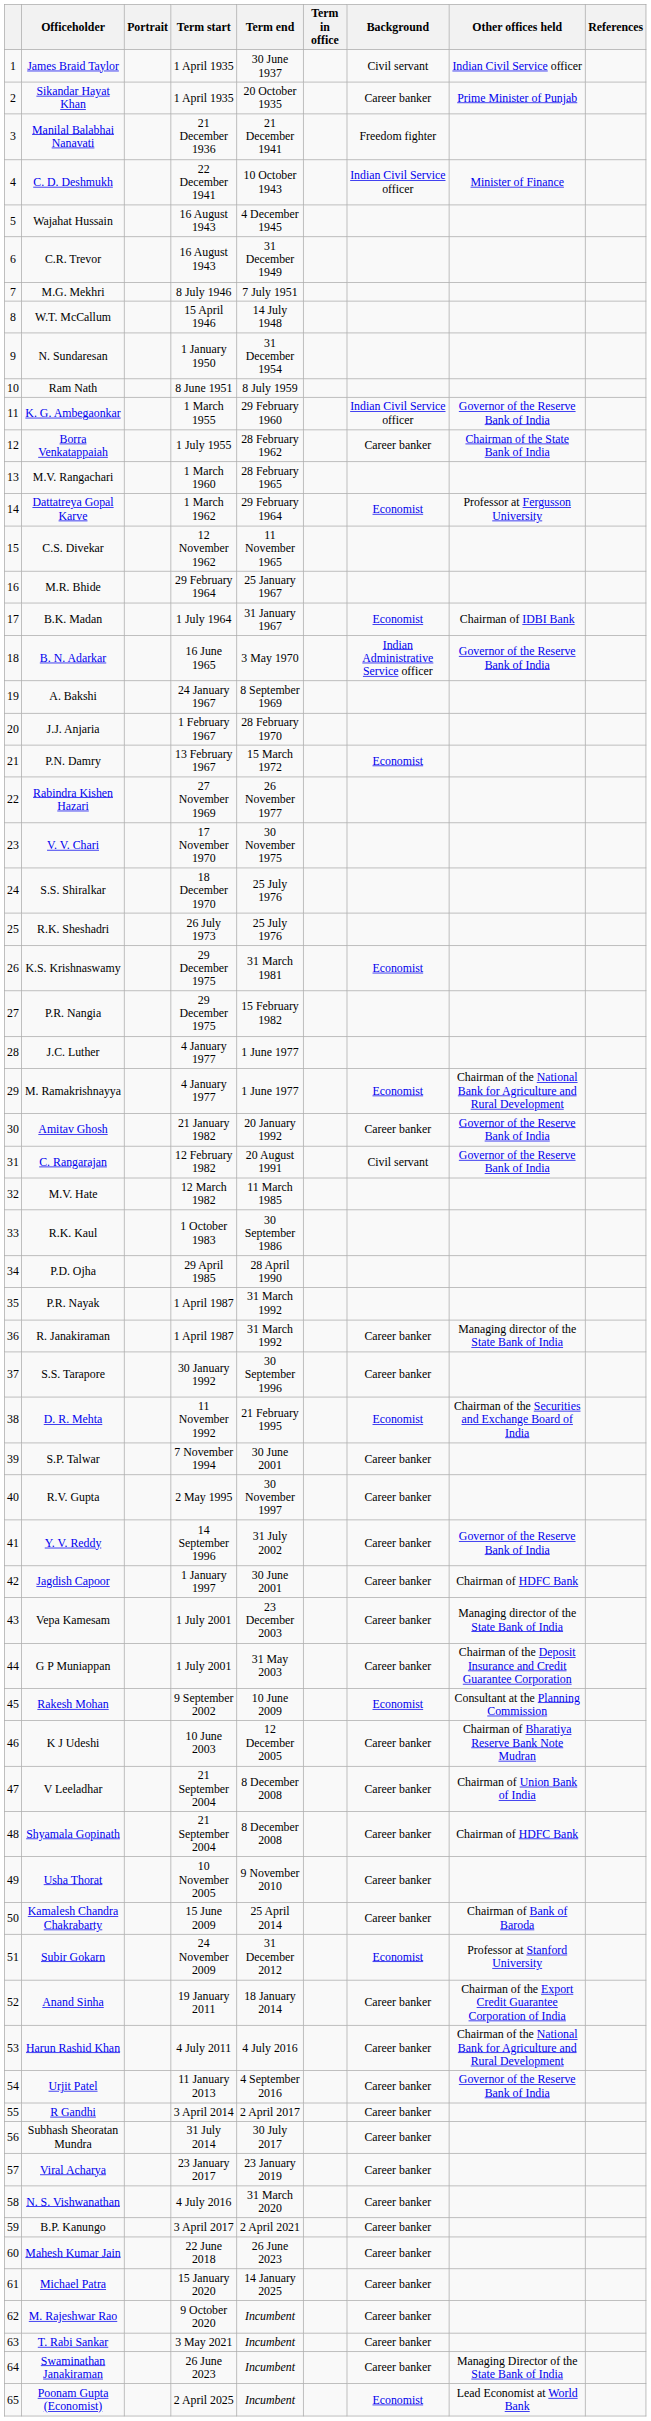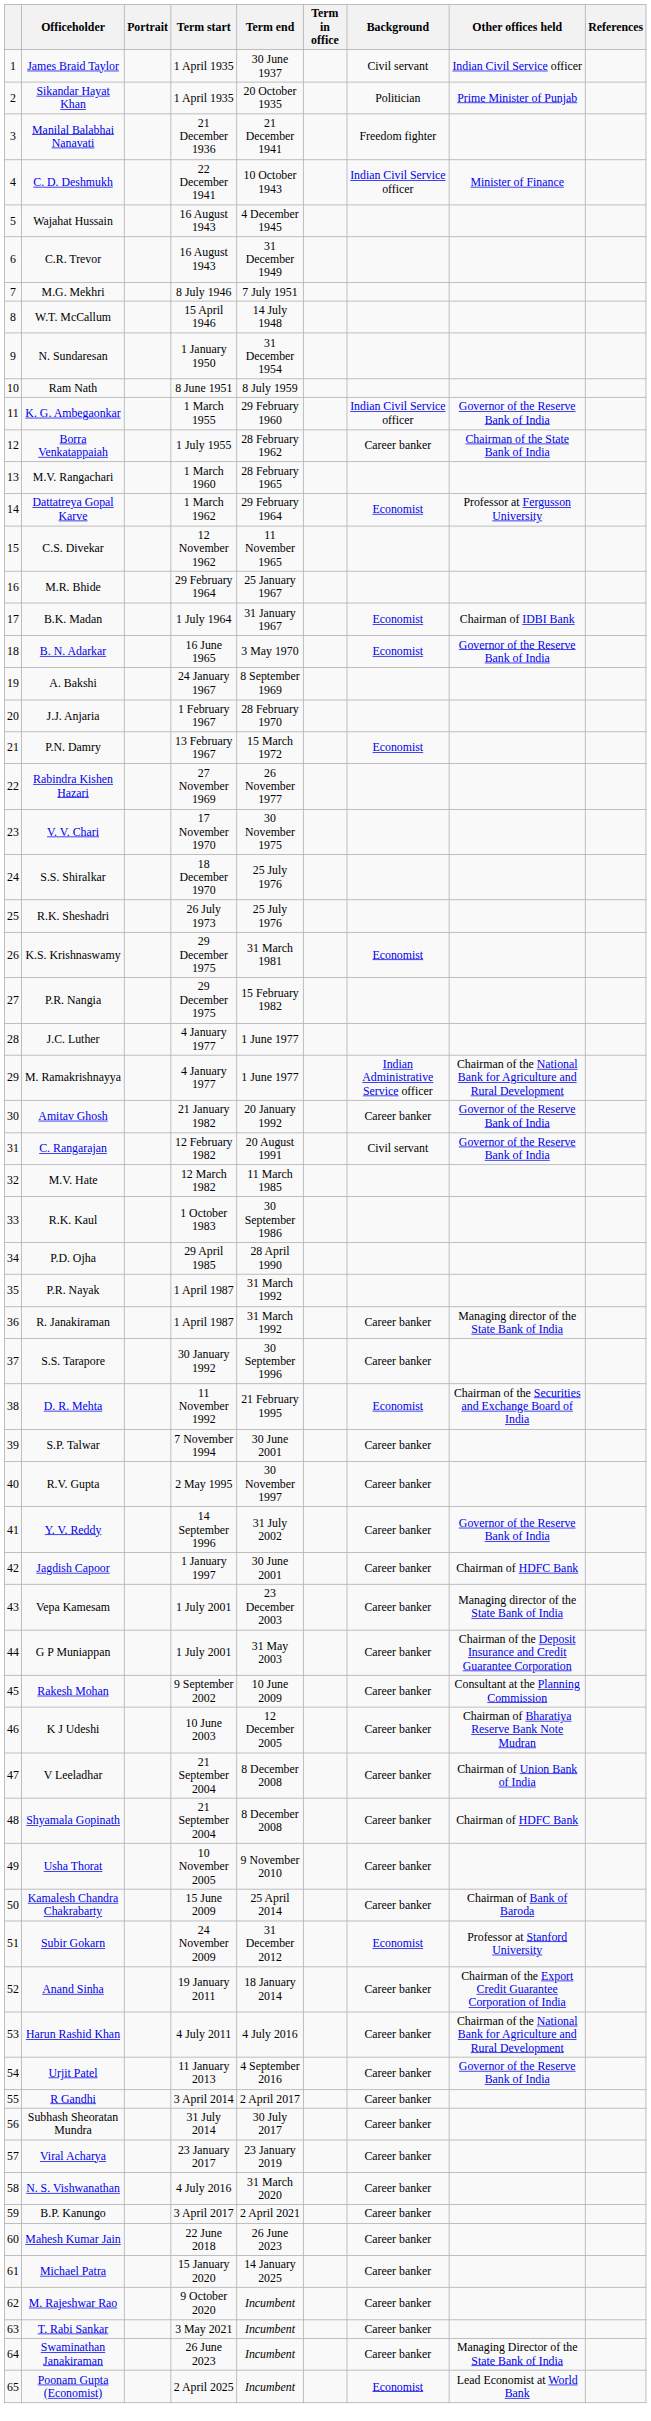(398, 98) Career banker -> (398, 98) Politician
(398, 658) Indian Administrative Service officer -> (398, 651) Economist
(398, 1091) Economist -> (398, 1077) Indian Administrative Service officer
(398, 1704) Economist -> (398, 1691) Career banker
